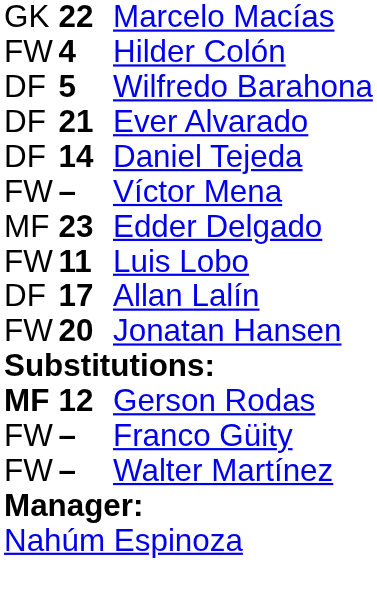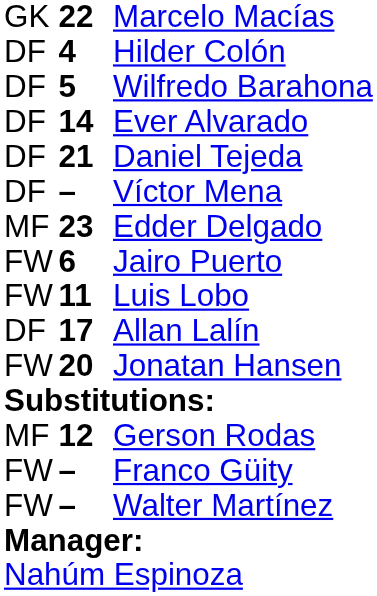(28, 51) FW -> (25, 51) DF
(76, 121) 21 -> (76, 121) 14
(76, 156) 14 -> (76, 156) 21
(28, 191) FW -> (25, 191) DF
+ row: (198, 261)
(27, 400) bold -> (27, 435) normal
